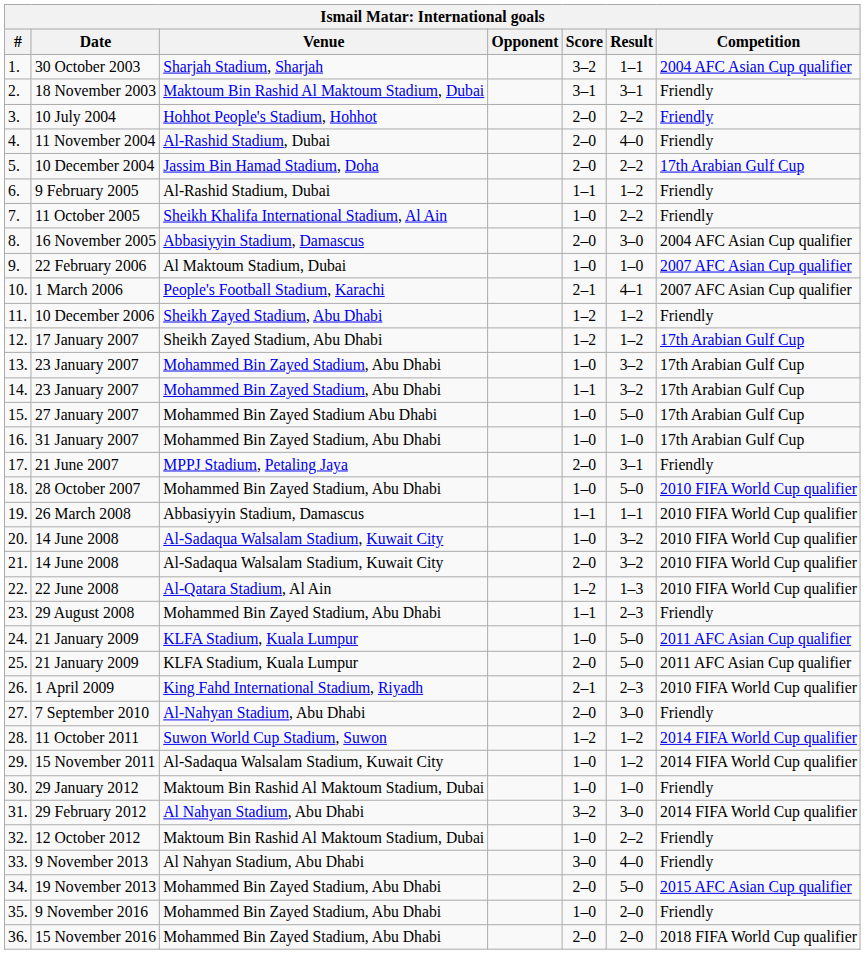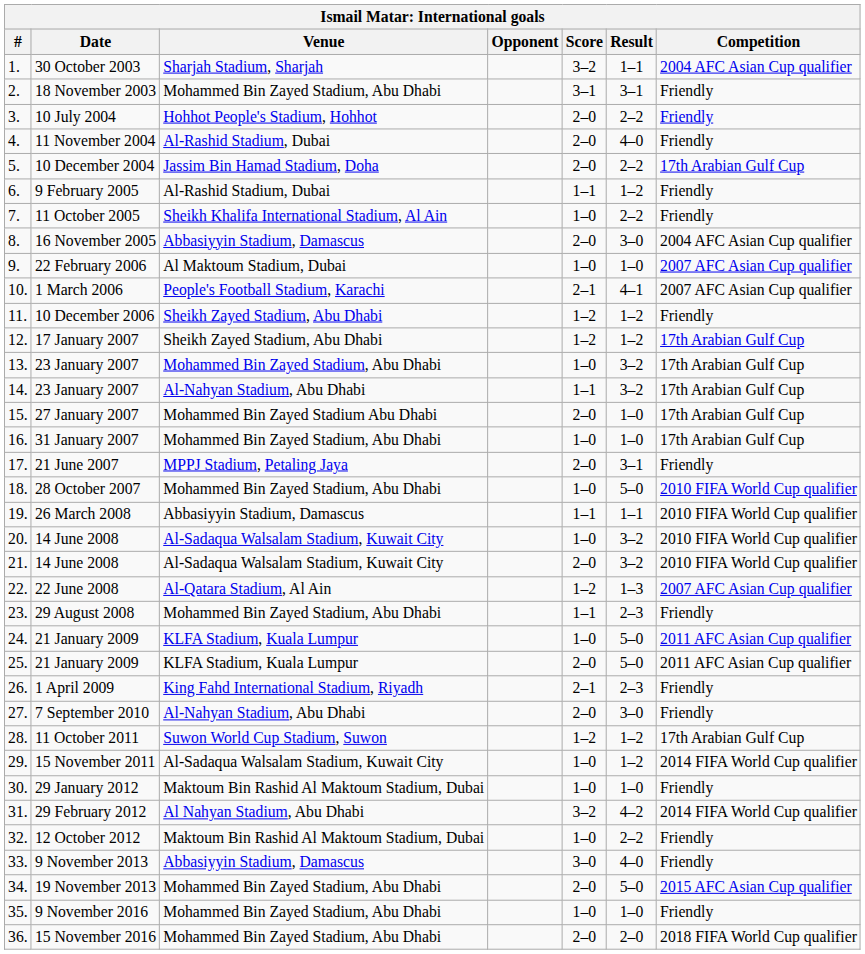(324, 91) Maktoum Bin Rashid Al Maktoum Stadium, Dubai -> (302, 91) Mohammed Bin Zayed Stadium, Abu Dhabi
(302, 389) Mohammed Bin Zayed Stadium, Abu Dhabi -> (264, 389) Al-Nahyan Stadium, Abu Dhabi
(584, 414) 1–0 -> (584, 414) 2–0
(632, 414) 5–0 -> (632, 414) 1–0
(758, 588) 2010 FIFA World Cup qualifier -> (756, 588) 2007 AFC Asian Cup qualifier
(758, 688) 2010 FIFA World Cup qualifier -> (687, 688) Friendly
(758, 738) 2014 FIFA World Cup qualifier -> (732, 738) 17th Arabian Gulf Cup
(632, 812) 3–0 -> (632, 812) 4–2
(264, 862) Al Nahyan Stadium, Abu Dhabi -> (264, 862) Abbasiyyin Stadium, Damascus
(632, 912) 2–0 -> (632, 912) 1–0
